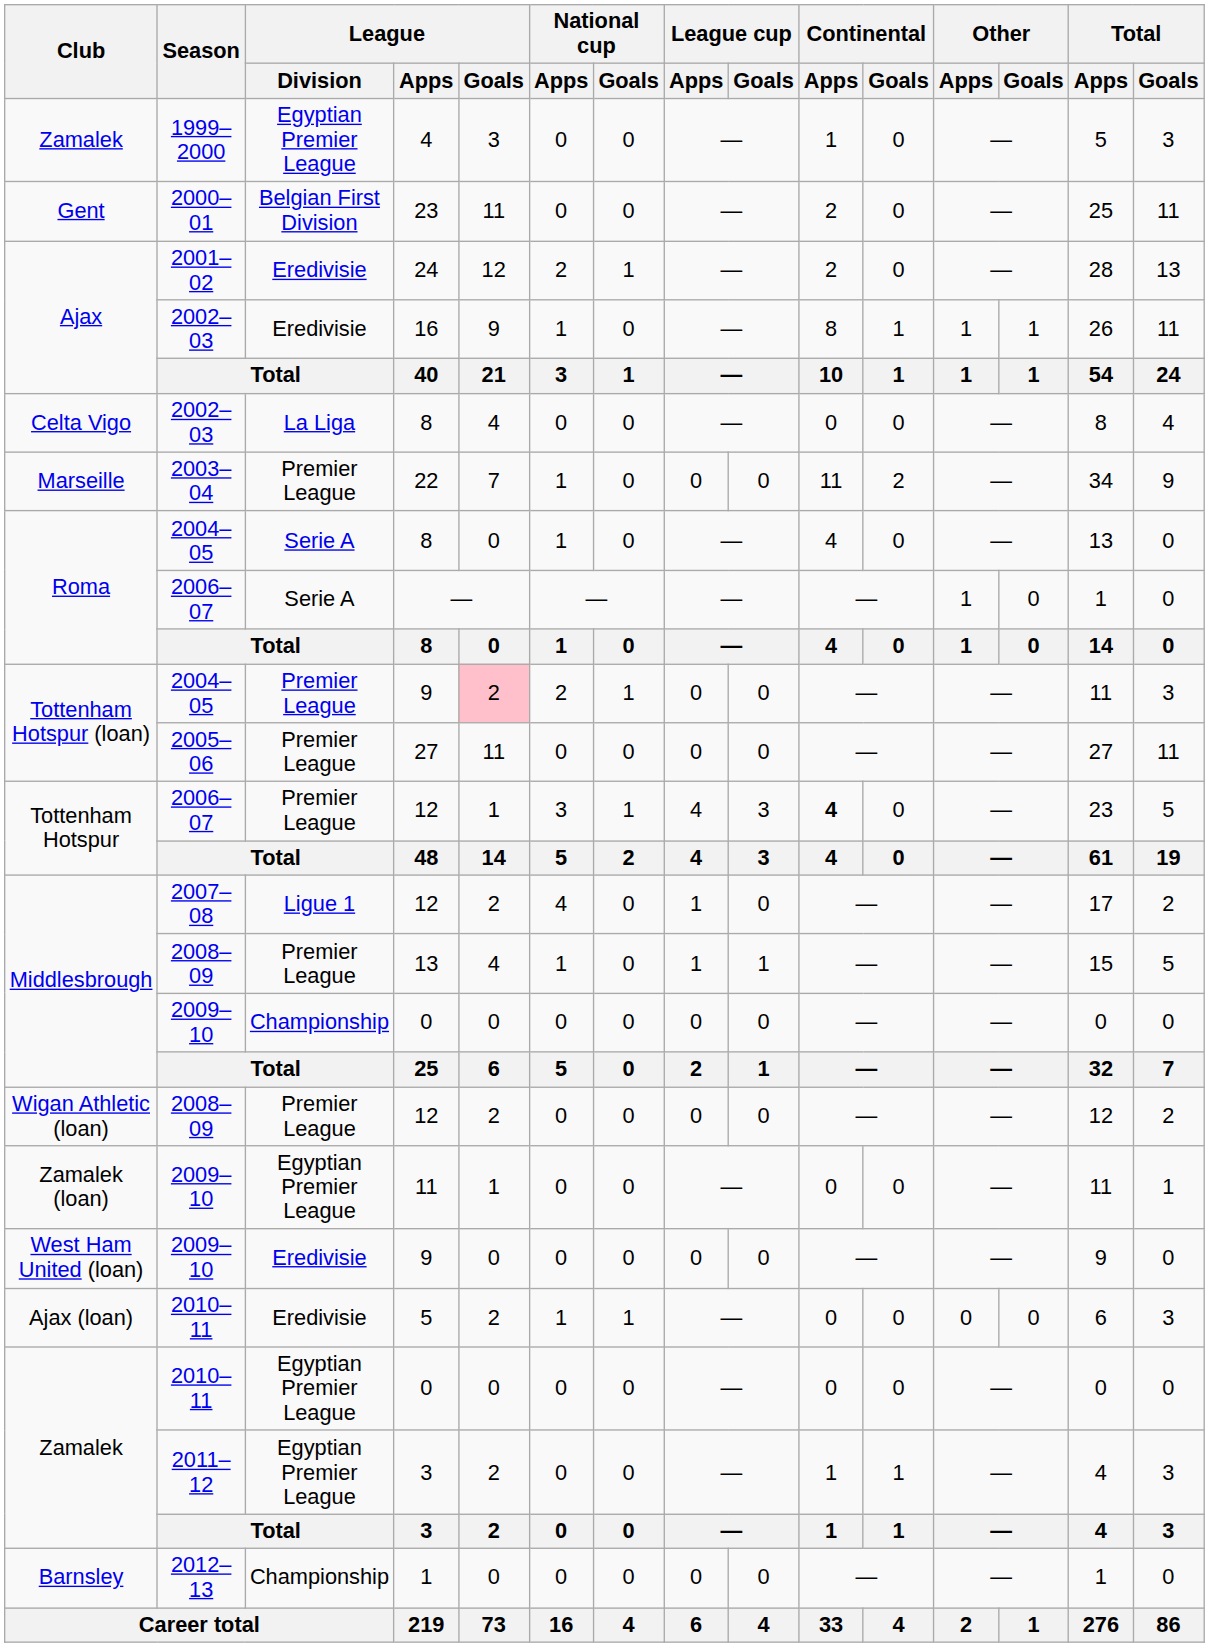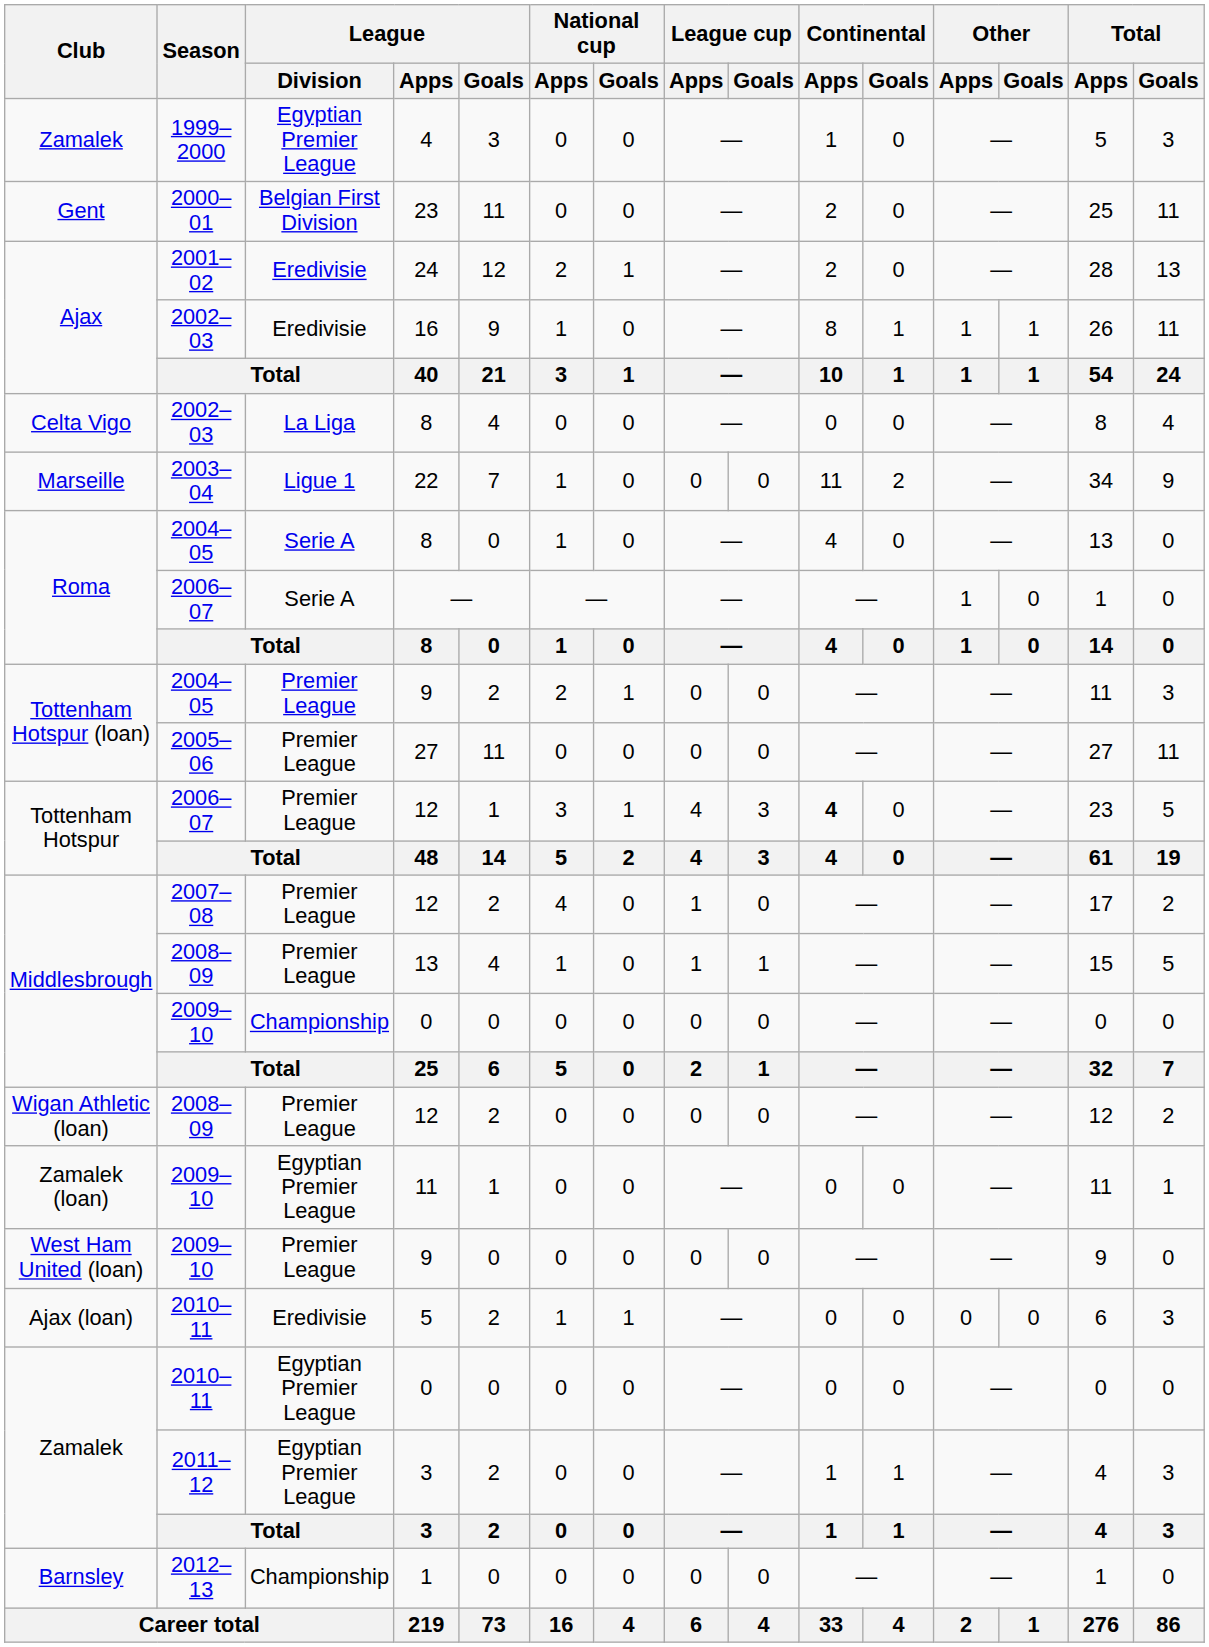(319, 481) Premier League -> (319, 481) Ligue 1
(494, 692) pink background -> (494, 692) no background
(319, 904) Ligue 1 -> (319, 904) Premier League
(319, 1258) Eredivisie -> (319, 1258) Premier League
